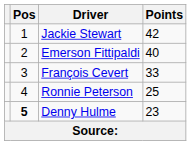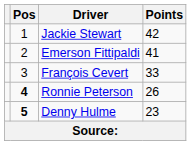(152, 53) 40 -> (152, 53) 41
(24, 92) normal -> (24, 92) bold
(152, 92) 25 -> (152, 92) 26
